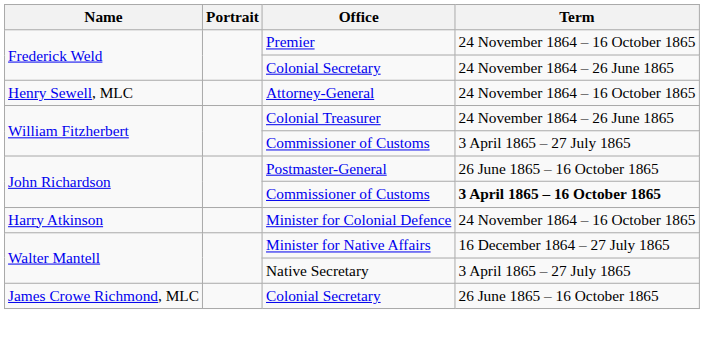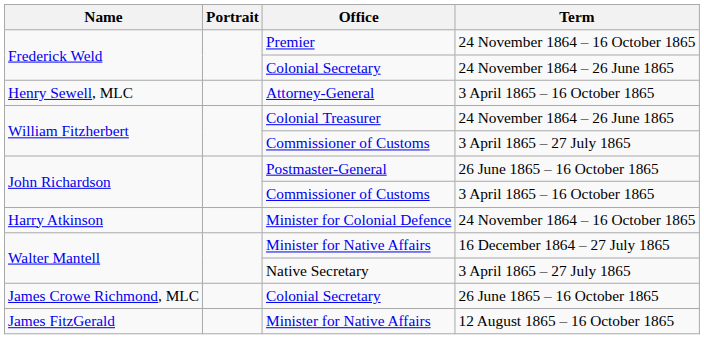(577, 93) 24 November 1864 – 16 October 1865 -> (556, 93) 3 April 1865 – 16 October 1865
(560, 194) bold -> (556, 194) normal
+ row: (62, 321)
